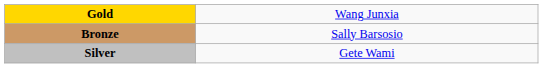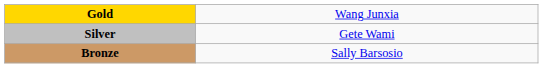rows swapped: (100, 53) <-> (100, 33)
